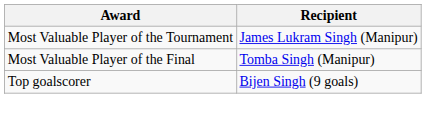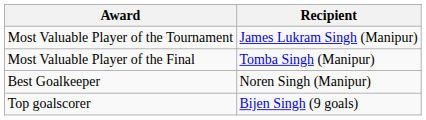+ row: (54, 81)
